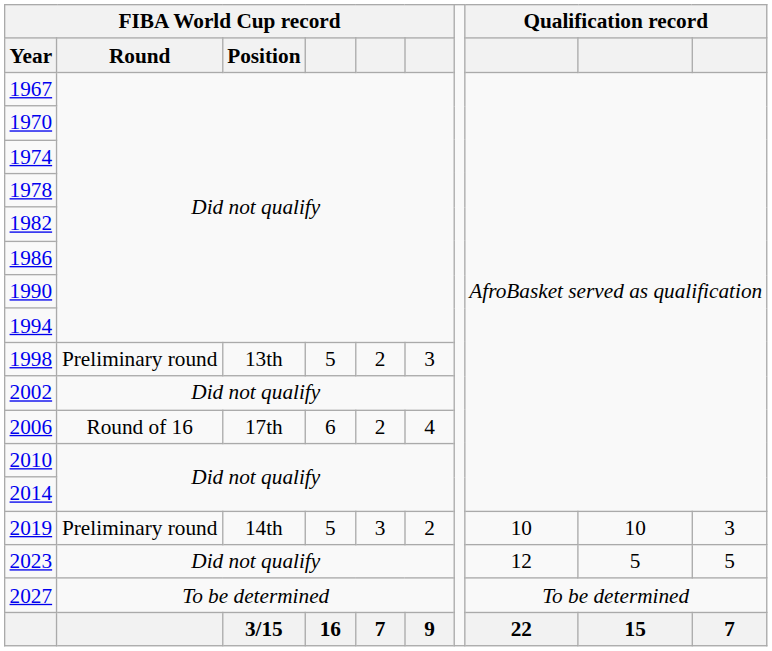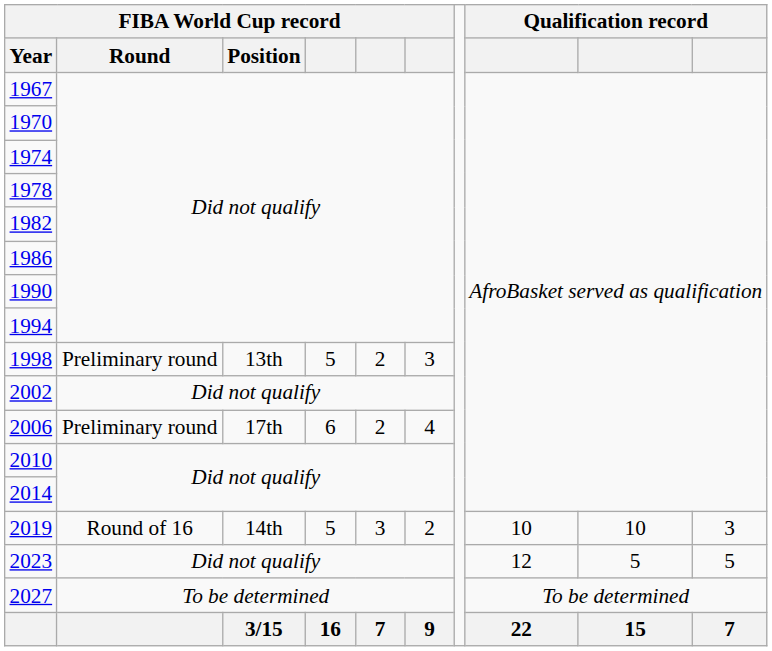(140, 426) Round of 16 -> (140, 426) Preliminary round
(140, 527) Preliminary round -> (140, 527) Round of 16
